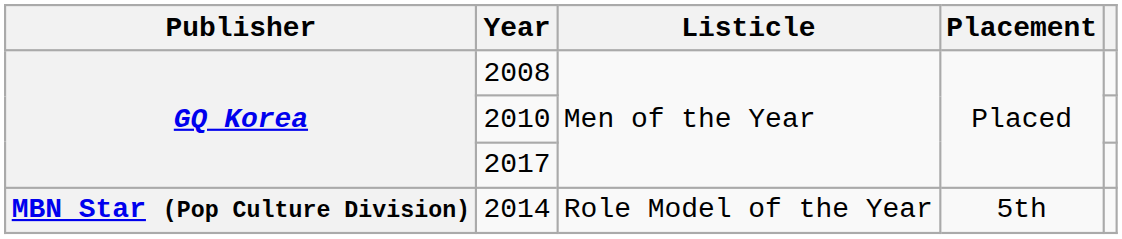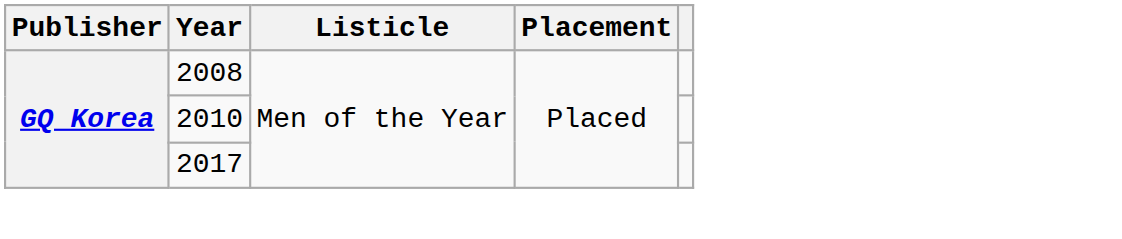- row: (517, 210)
